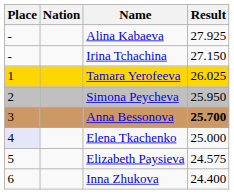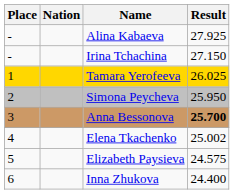(11, 138) lavender background -> (11, 138) no background
(208, 138) 25.000 -> (208, 138) 25.002
